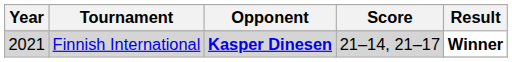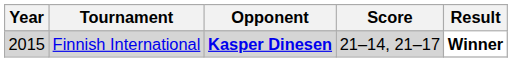(27, 44) 2021 -> (27, 44) 2015
